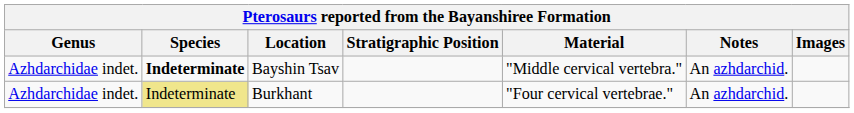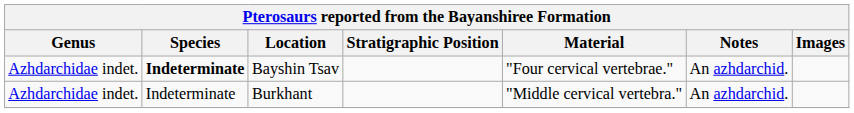(594, 68) "Middle cervical vertebra." -> (590, 68) "Four cervical vertebrae."
(191, 94) khaki background -> (191, 94) no background
(590, 94) "Four cervical vertebrae." -> (594, 94) "Middle cervical vertebra."
